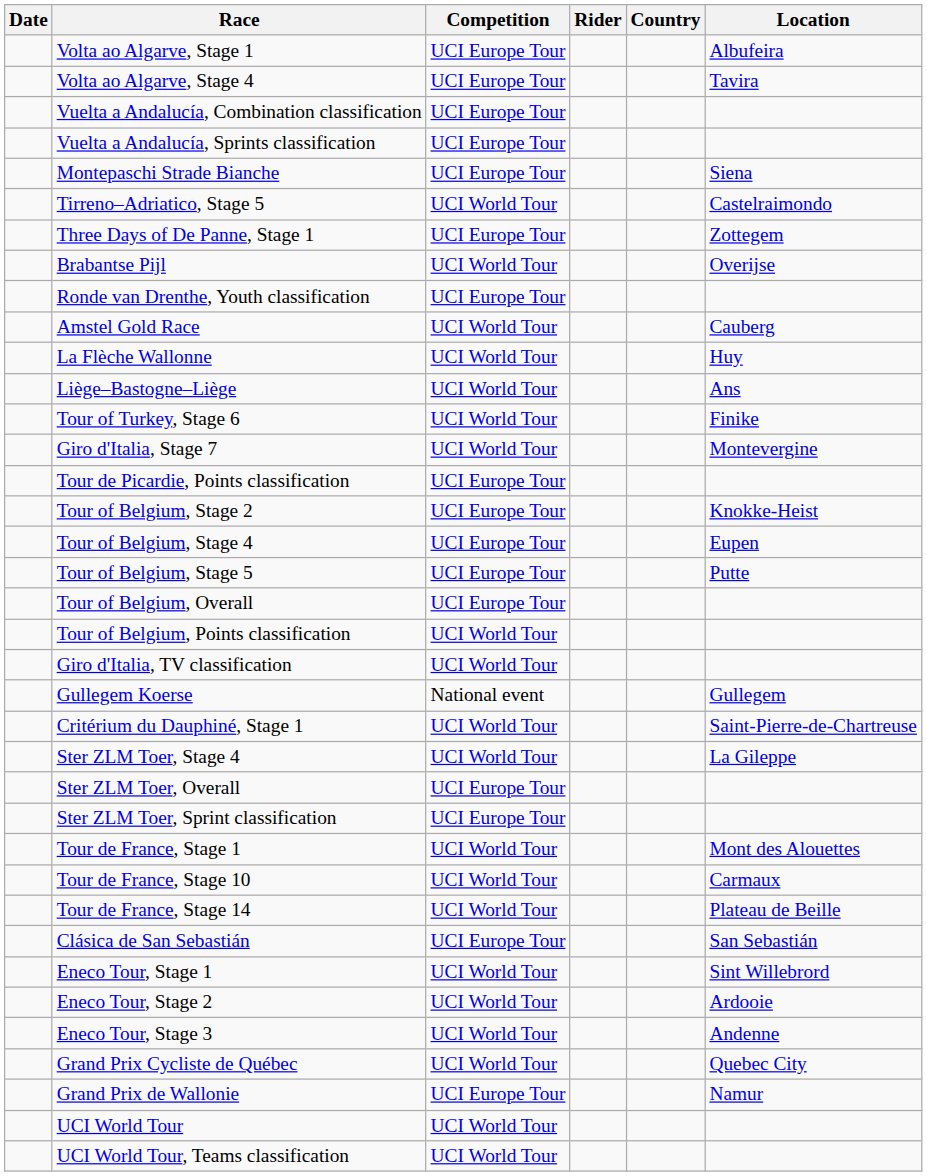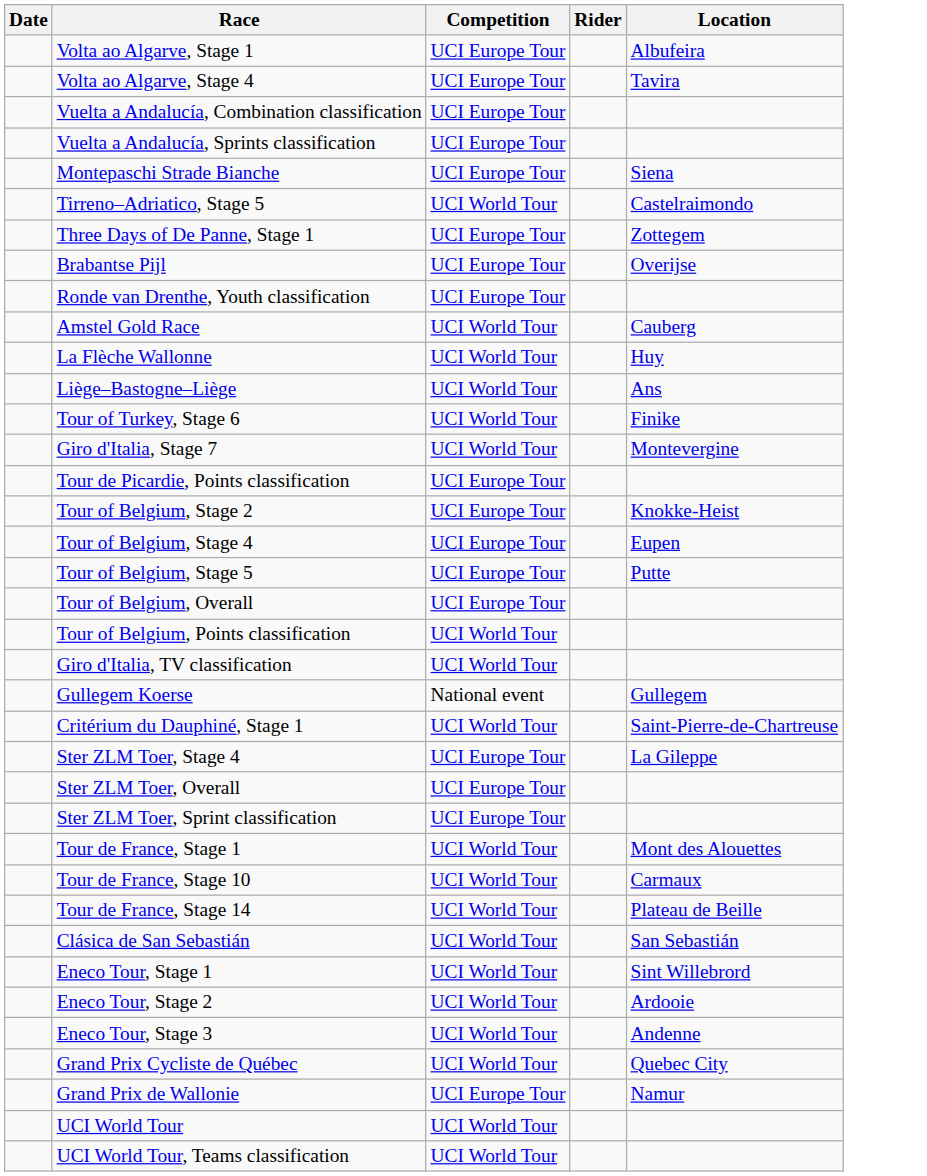- column: (666, 19)
(494, 265) UCI World Tour -> (498, 265) UCI Europe Tour
(494, 756) UCI World Tour -> (498, 756) UCI Europe Tour
(498, 940) UCI Europe Tour -> (494, 940) UCI World Tour
